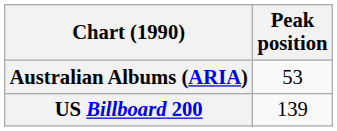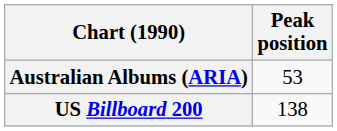(292, 109) 139 -> (292, 109) 138
